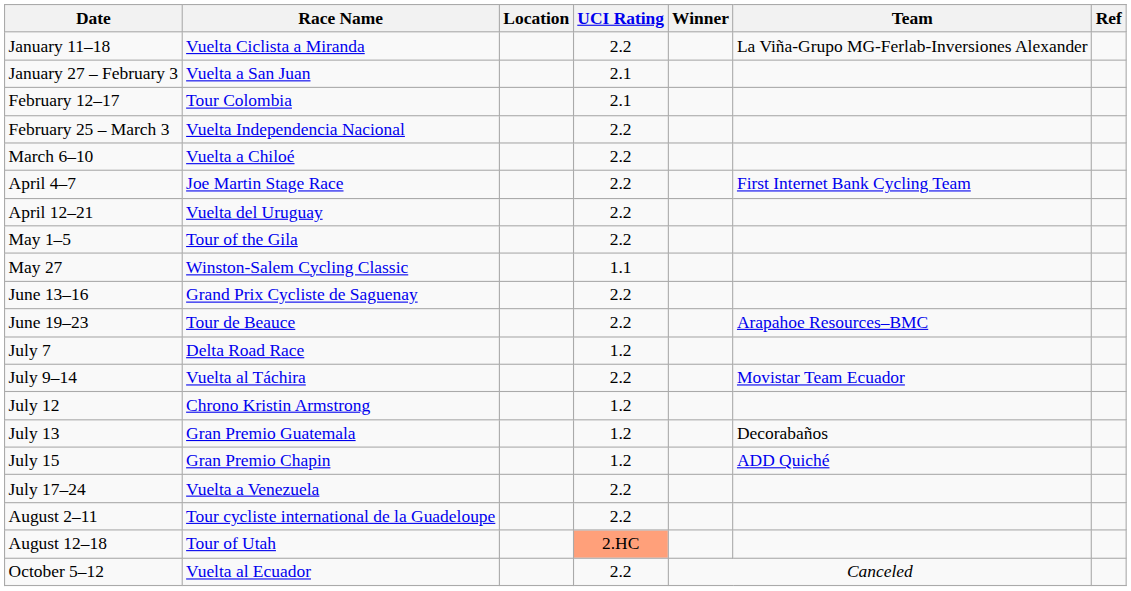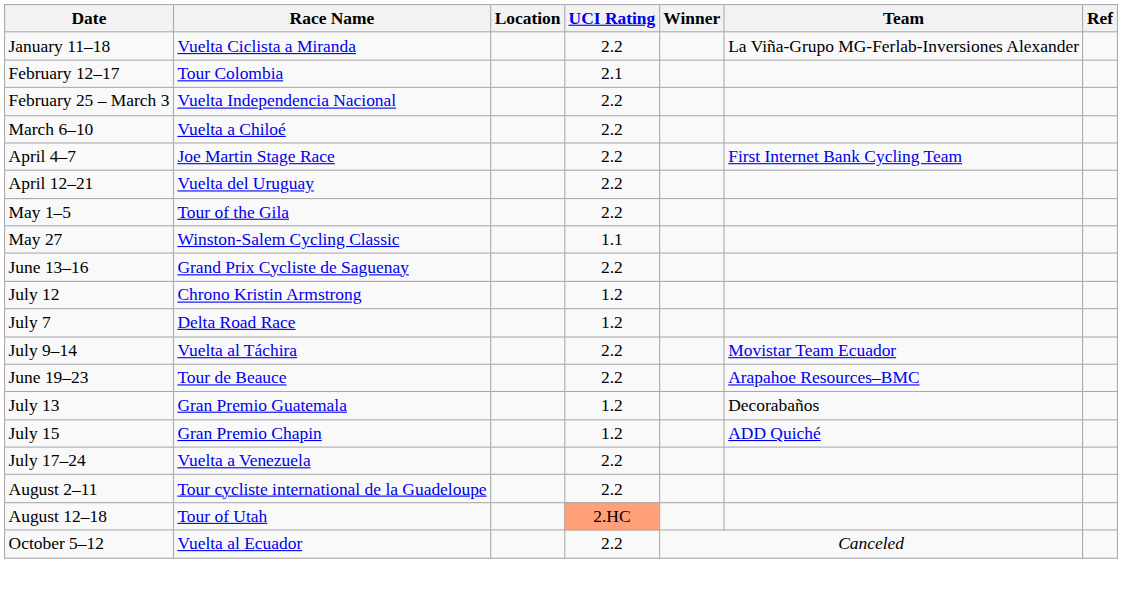- row: (93, 73)
rows swapped: (49, 322) <-> (34, 405)
